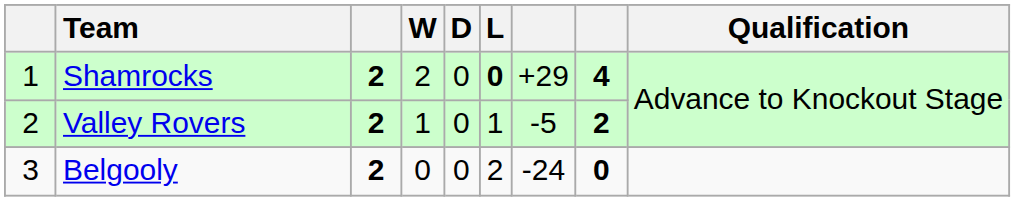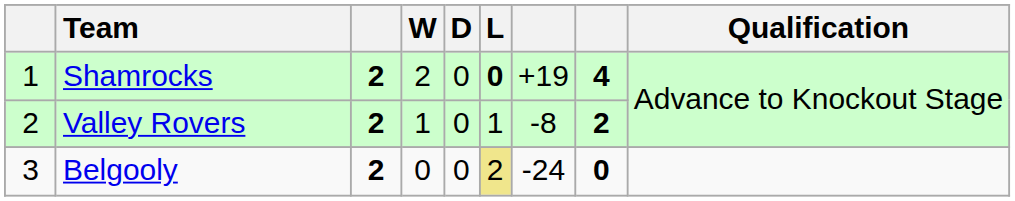(543, 75) +29 -> (543, 75) +19
(543, 123) -5 -> (543, 123) -8
(495, 170) no background -> (495, 170) khaki background
